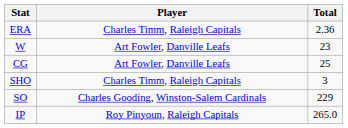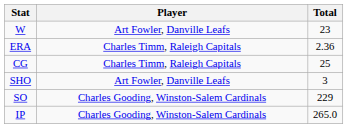rows swapped: (20, 47) <-> (20, 30)
(172, 64) Art Fowler, Danville Leafs -> (172, 64) Charles Timm, Raleigh Capitals
(172, 81) Charles Timm, Raleigh Capitals -> (172, 81) Art Fowler, Danville Leafs
(172, 115) Roy Pinyoun, Raleigh Capitals -> (172, 115) Charles Gooding, Winston-Salem Cardinals
